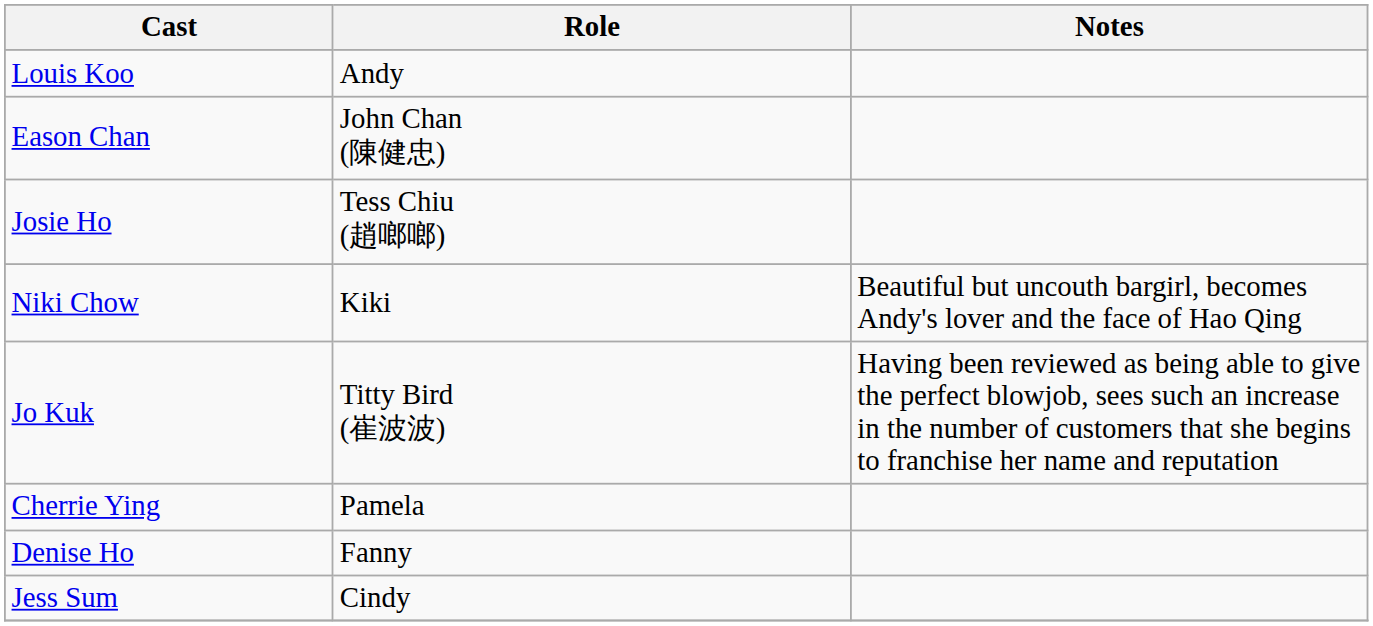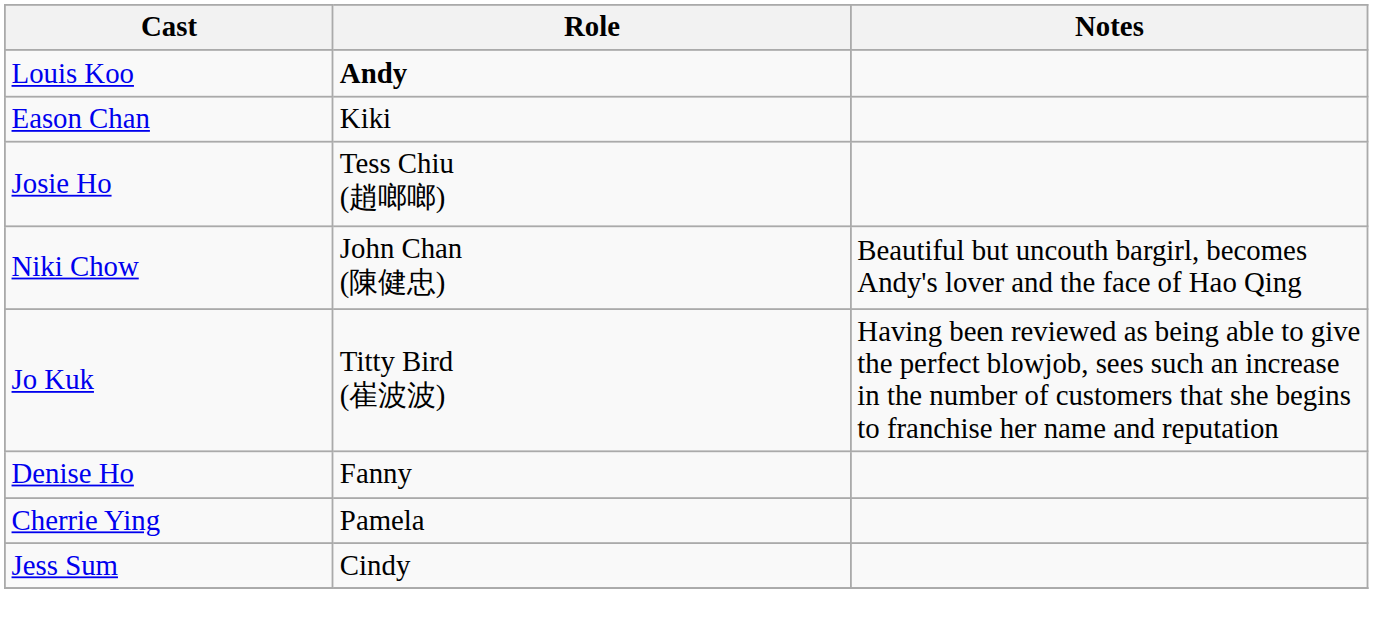(372, 73) normal -> (373, 73) bold
(401, 135) John Chan (陳健忠) -> (365, 118) Kiki
(365, 301) Kiki -> (401, 264) John Chan (陳健忠)
rows swapped: (86, 506) <-> (73, 552)
